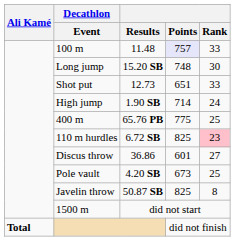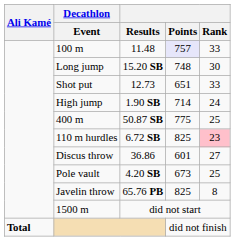(143, 120) 65.76 PB -> (143, 120) 50.87 SB
(143, 191) 50.87 SB -> (143, 191) 65.76 PB
